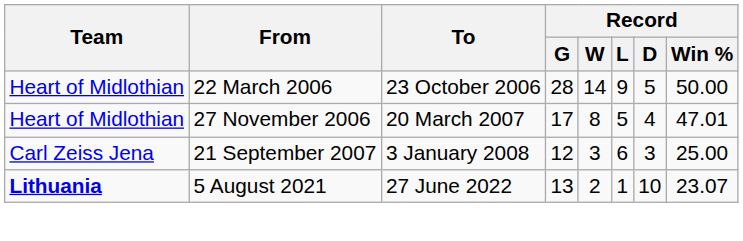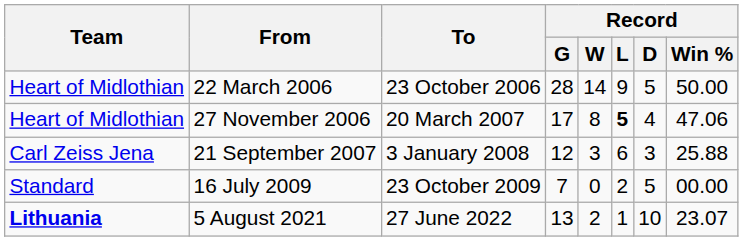(622, 119) normal -> (622, 119) bold
(702, 119) 47.01 -> (702, 119) 47.06
(702, 152) 25.00 -> (702, 152) 25.88
+ row: (253, 185)
